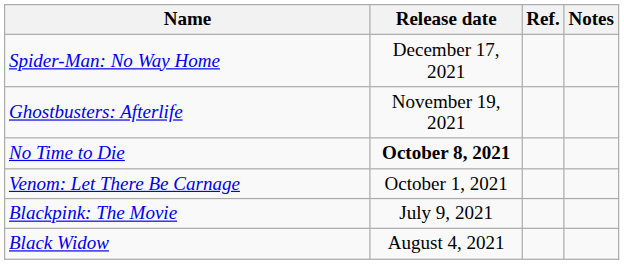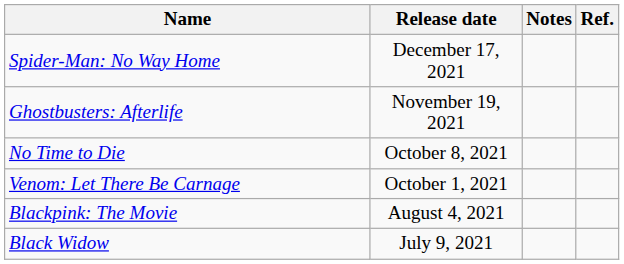columns swapped: (591, 19) <-> (543, 19)
(446, 153) bold -> (446, 153) normal
(446, 213) July 9, 2021 -> (446, 213) August 4, 2021
(446, 243) August 4, 2021 -> (446, 243) July 9, 2021
